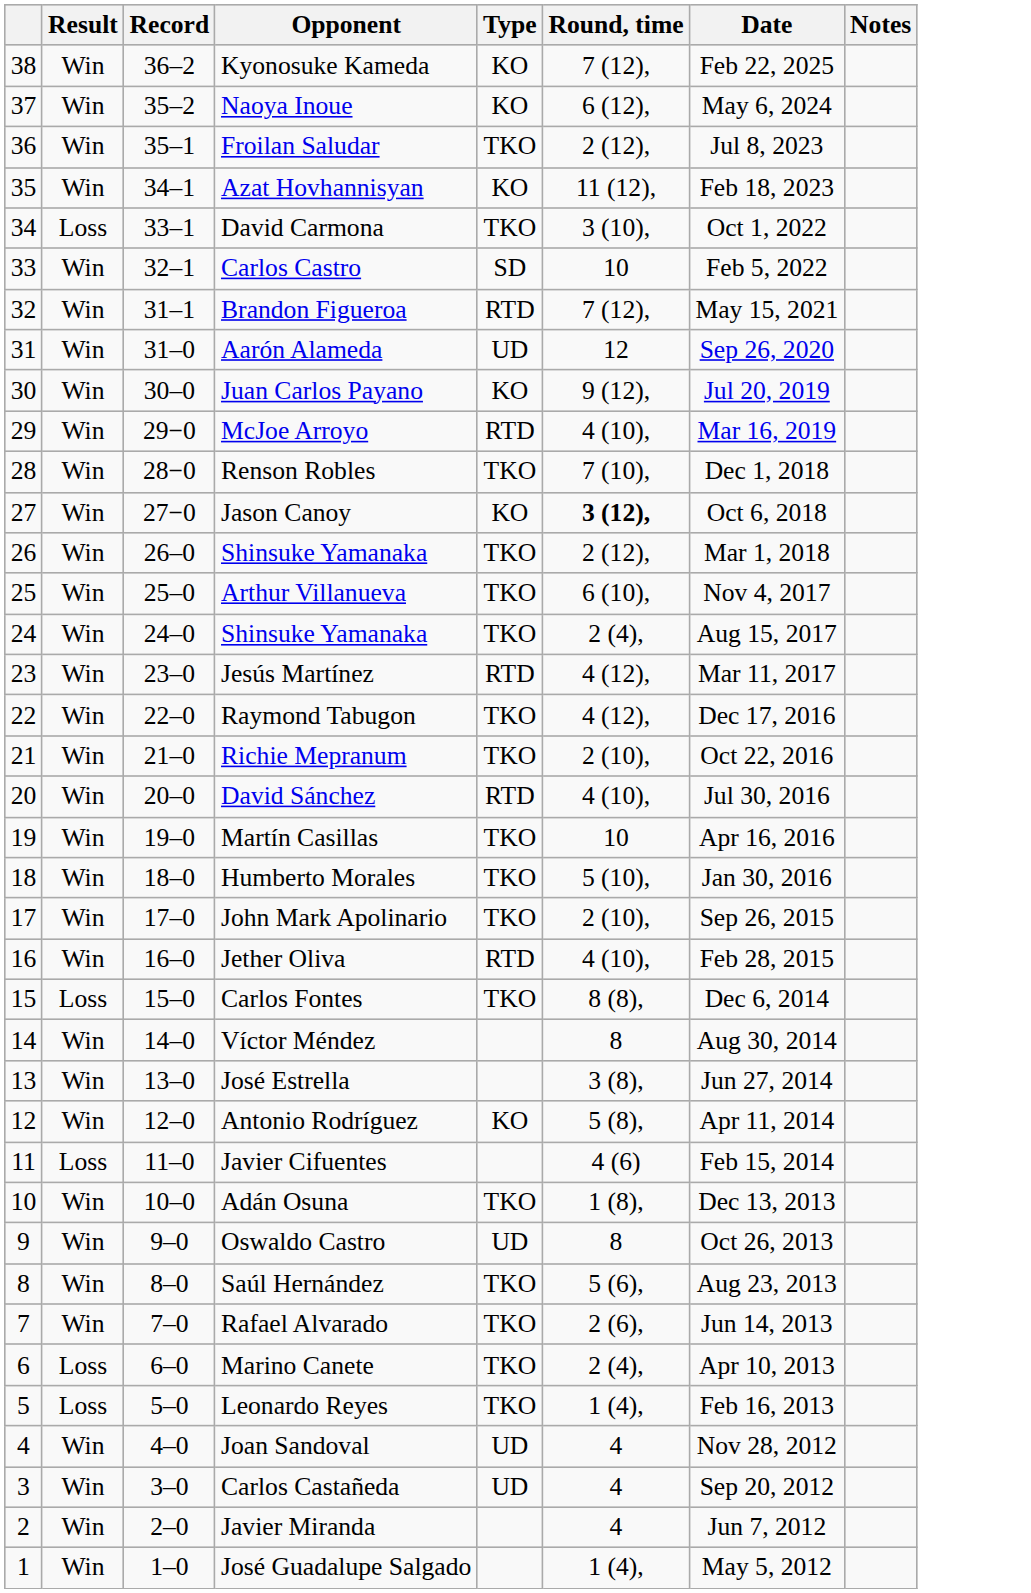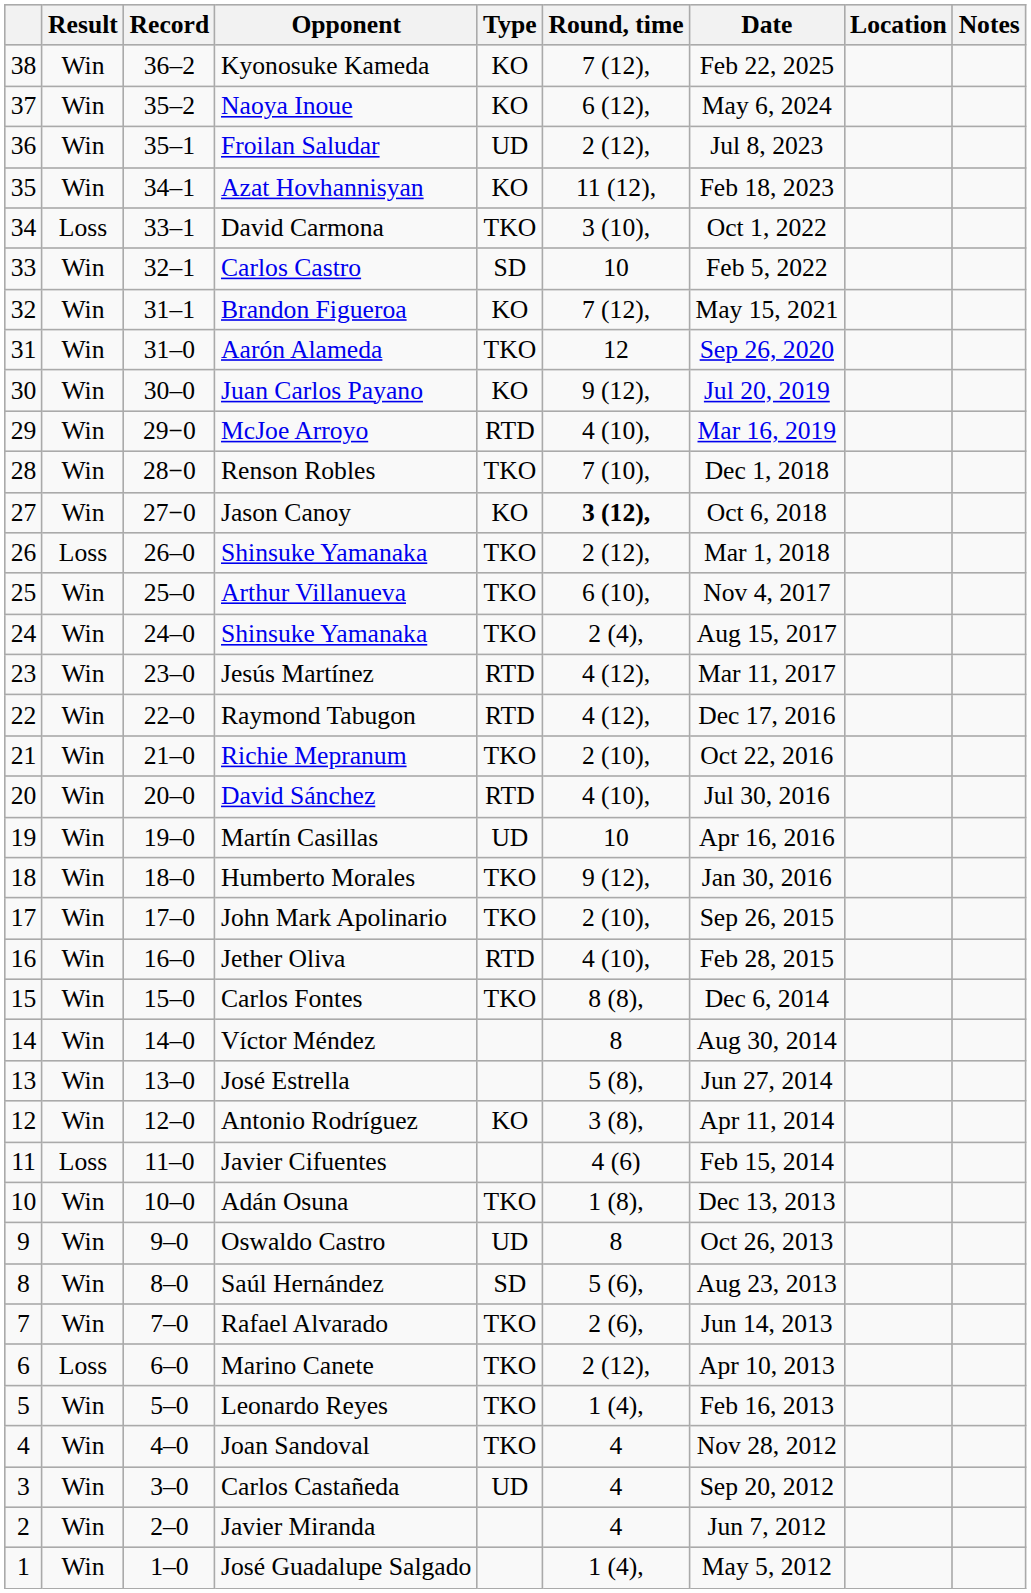+ column: (898, 24)
(510, 146) TKO -> (510, 146) UD
(510, 308) RTD -> (510, 308) KO
(510, 349) UD -> (510, 349) TKO
(83, 552) Win -> (83, 552) Loss
(510, 715) TKO -> (510, 715) RTD
(510, 836) TKO -> (510, 836) UD
(616, 877) 5 (10), -> (616, 877) 9 (12),
(83, 999) Loss -> (83, 999) Win
(616, 1080) 3 (8), -> (616, 1080) 5 (8),
(616, 1120) 5 (8), -> (616, 1120) 3 (8),
(510, 1283) TKO -> (510, 1283) SD
(616, 1364) 2 (4), -> (616, 1364) 2 (12),
(83, 1405) Loss -> (83, 1405) Win
(510, 1445) UD -> (510, 1445) TKO
